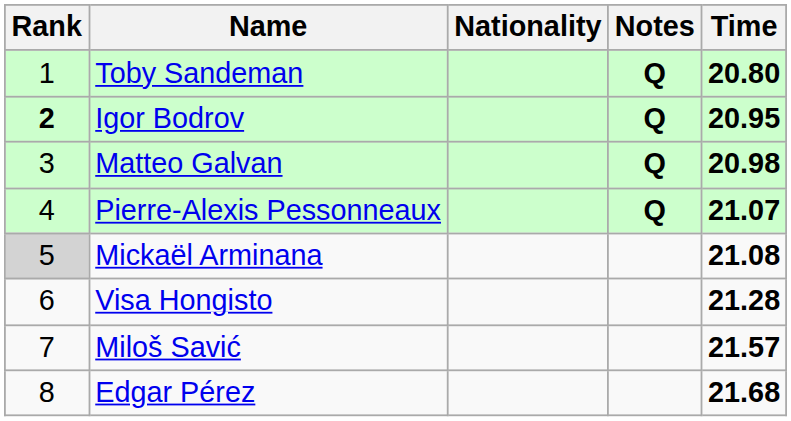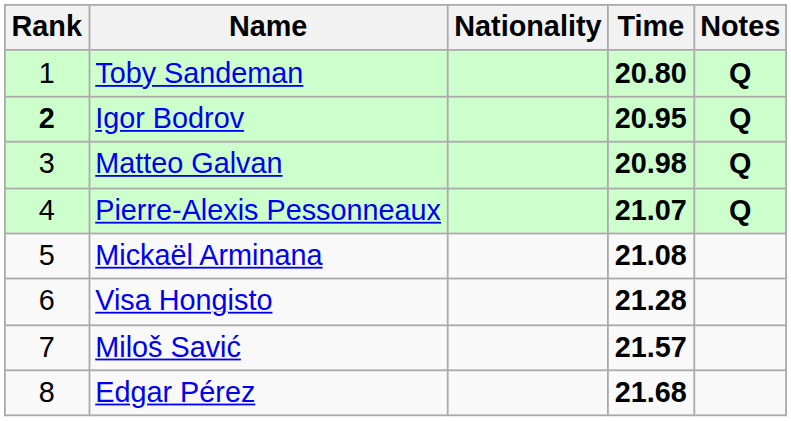columns swapped: (744, 27) <-> (655, 27)
(47, 255) lightgrey background -> (47, 255) no background
